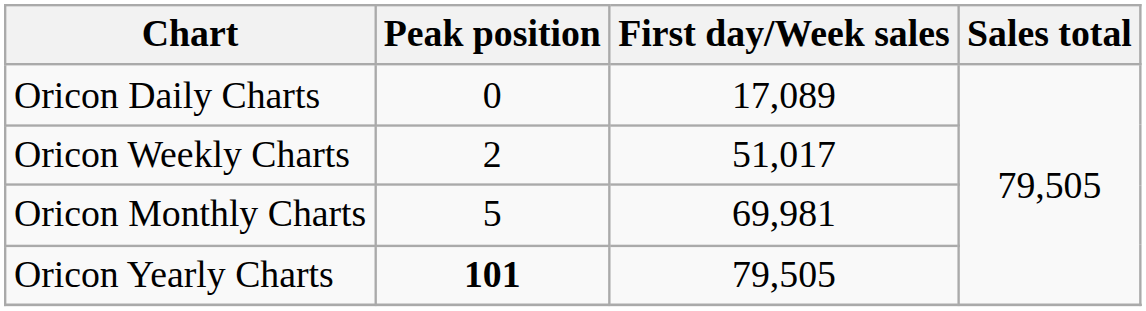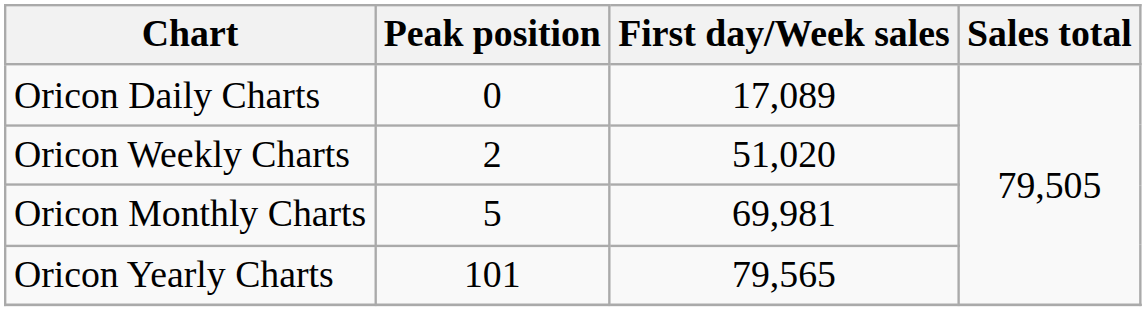(784, 154) 51,017 -> (784, 154) 51,020
(492, 273) bold -> (492, 273) normal
(784, 273) 79,505 -> (784, 273) 79,565
